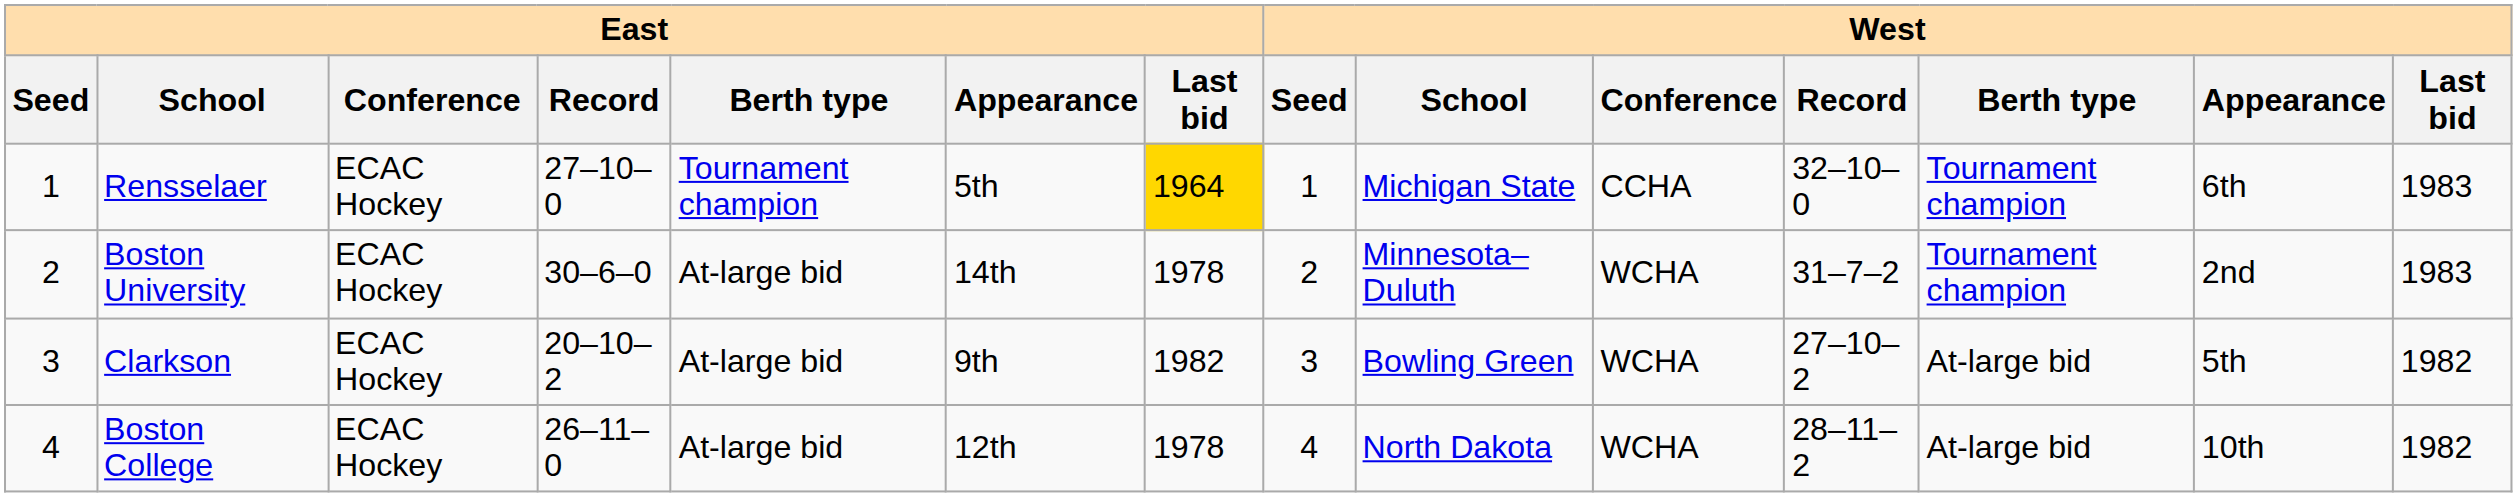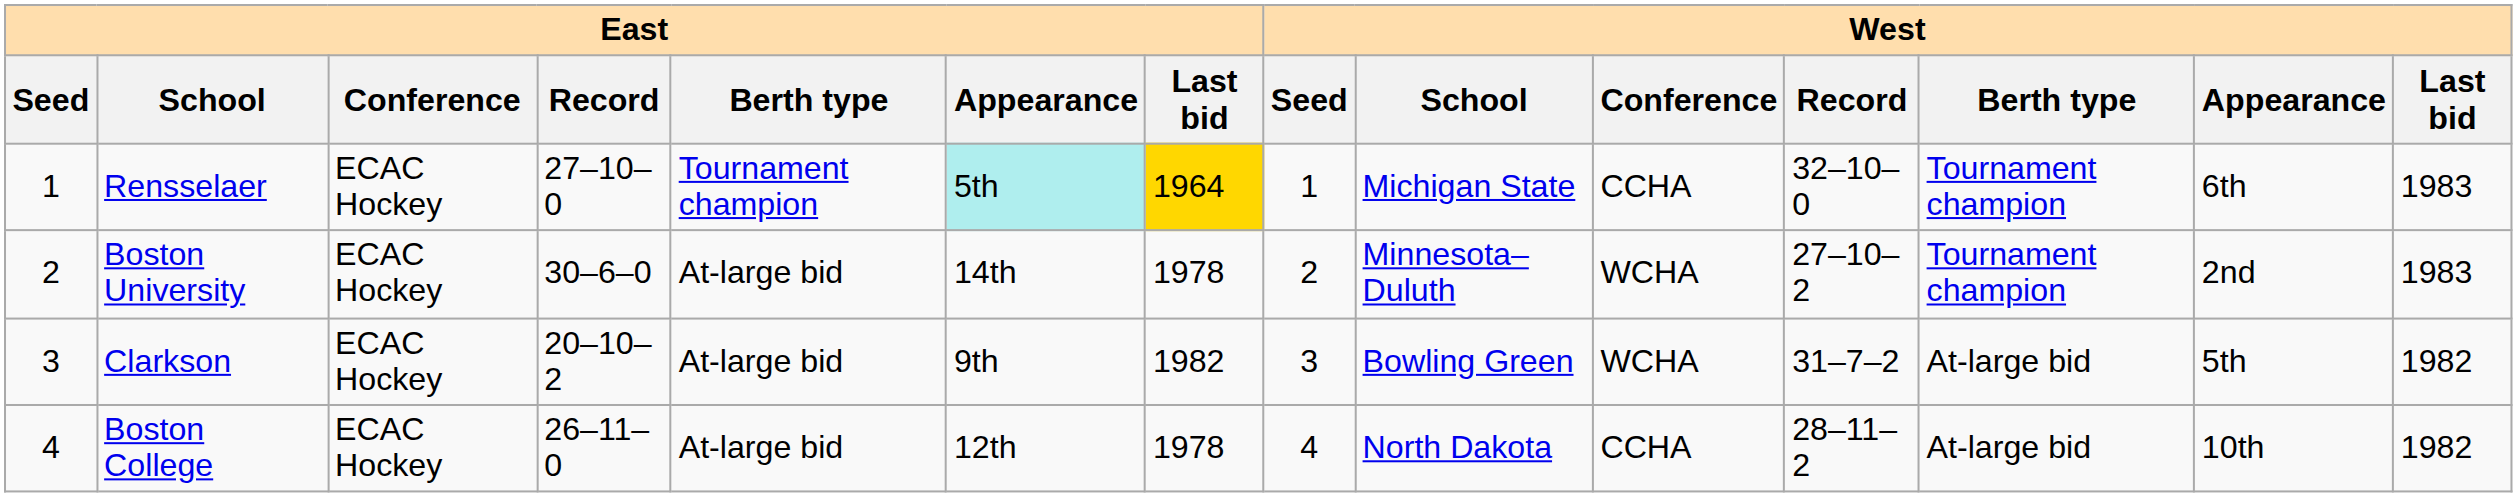(976, 186) no background -> (976, 186) paleturquoise background
(1846, 273) 31–7–2 -> (1846, 273) 27–10–2
(1846, 360) 27–10–2 -> (1846, 360) 31–7–2
(1650, 447) WCHA -> (1646, 447) CCHA
